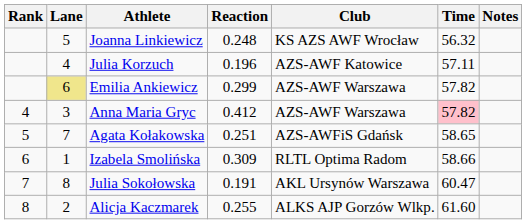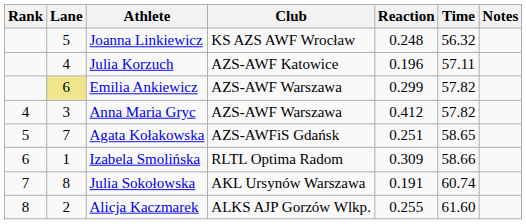columns swapped: (355, 16) <-> (240, 16)
(458, 111) pink background -> (458, 111) no background
(458, 183) 60.47 -> (458, 183) 60.74
